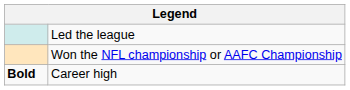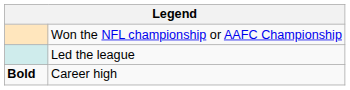rows swapped: (196, 54) <-> (93, 34)
